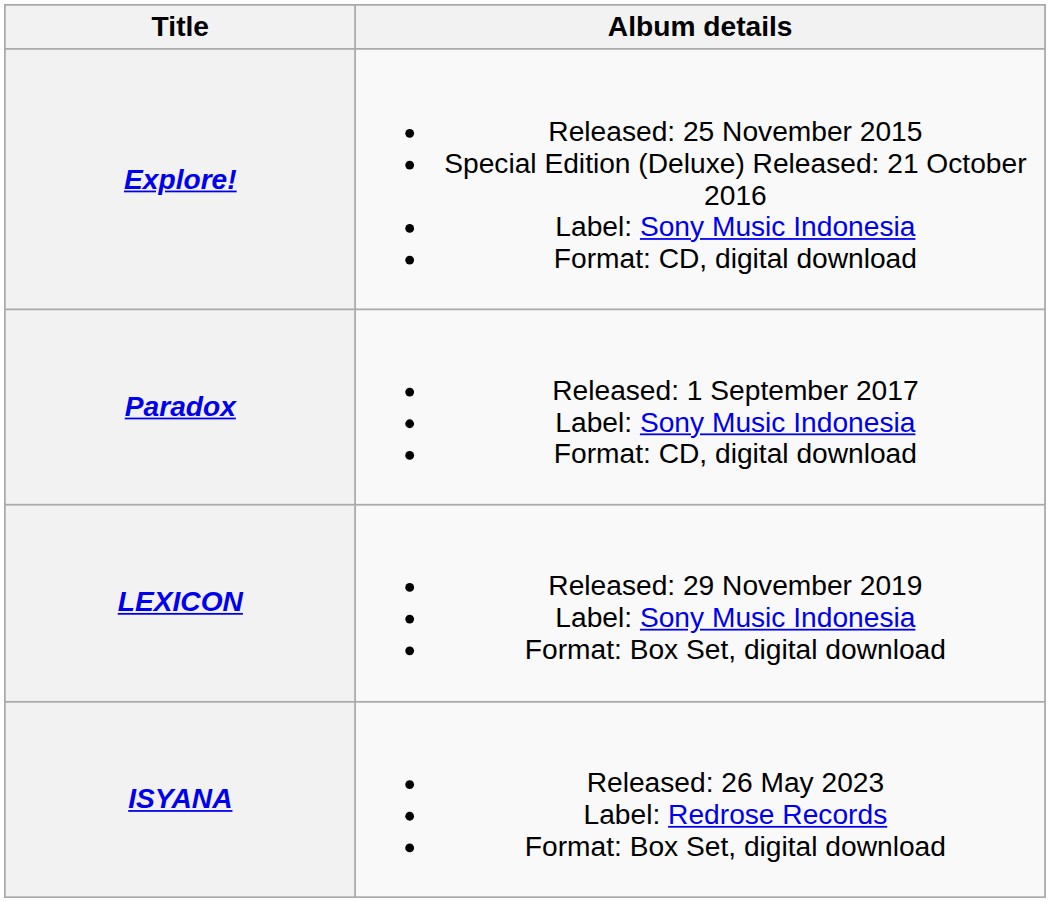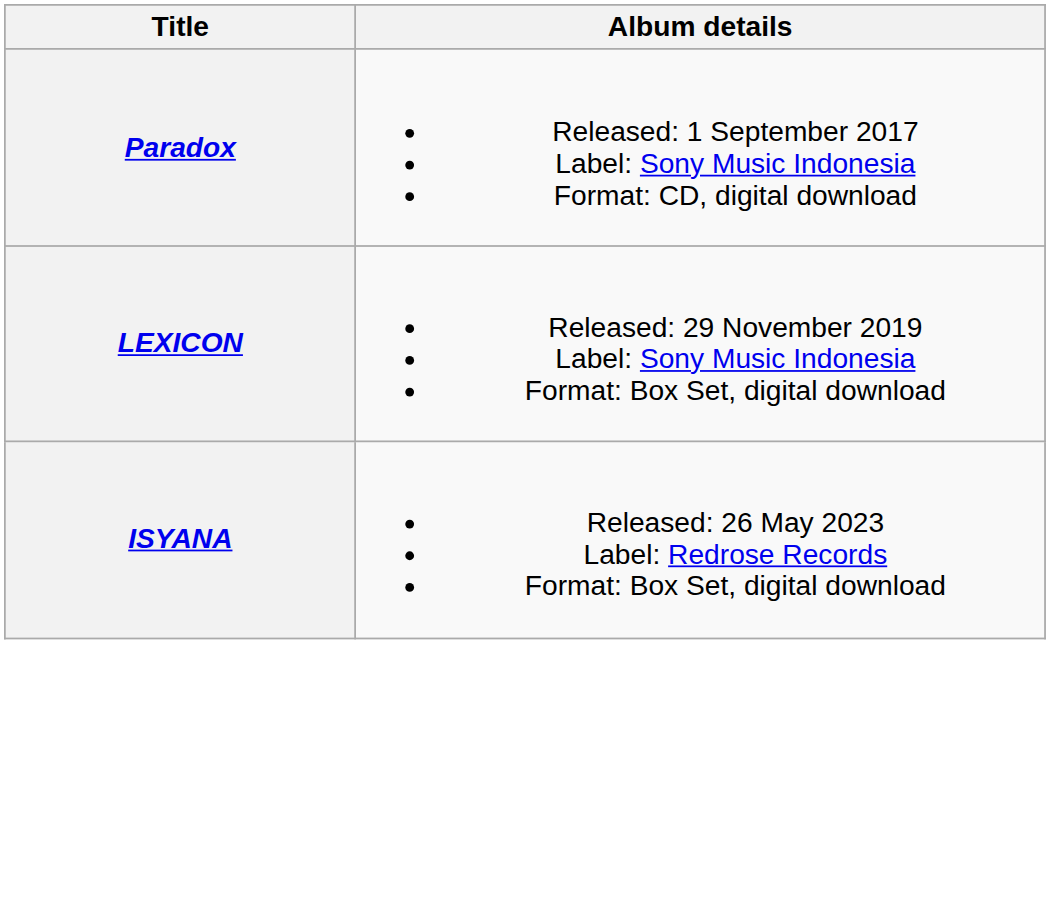- row: (180, 178)
